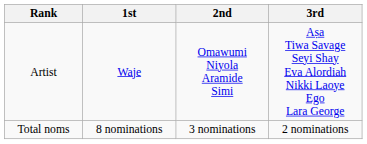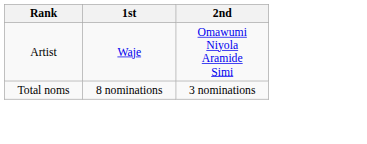- column: (315, 13)
